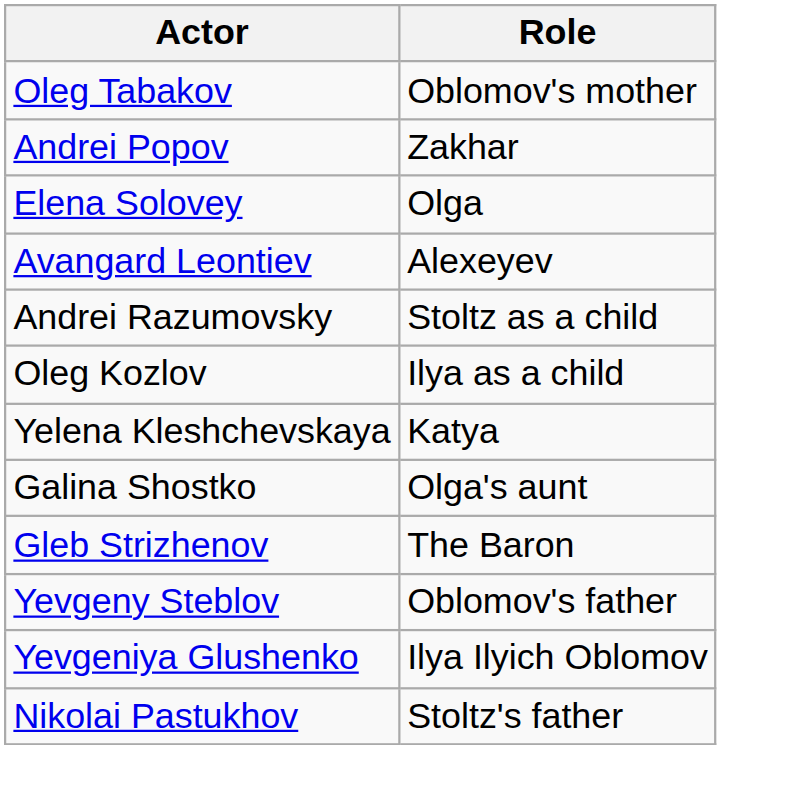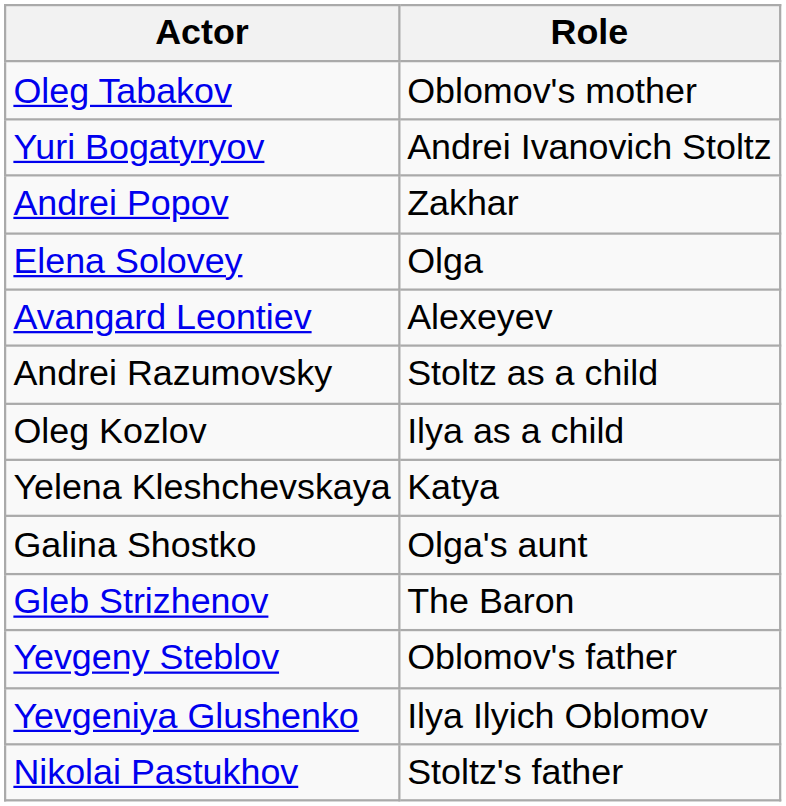+ row: (139, 146)
